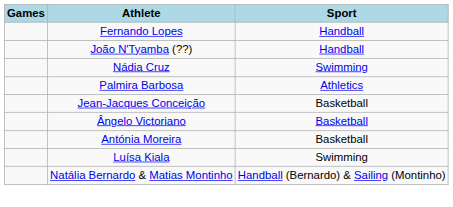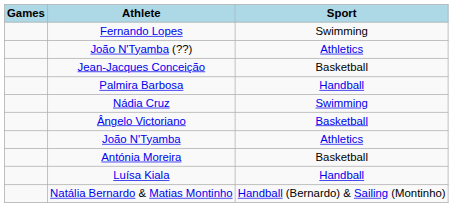(342, 31) Handball -> (342, 31) Swimming
(342, 49) Handball -> (342, 49) Athletics
rows swapped: (141, 103) <-> (141, 67)
(342, 85) Athletics -> (342, 85) Handball
+ row: (141, 139)
(342, 157) Swimming -> (342, 175) Handball
